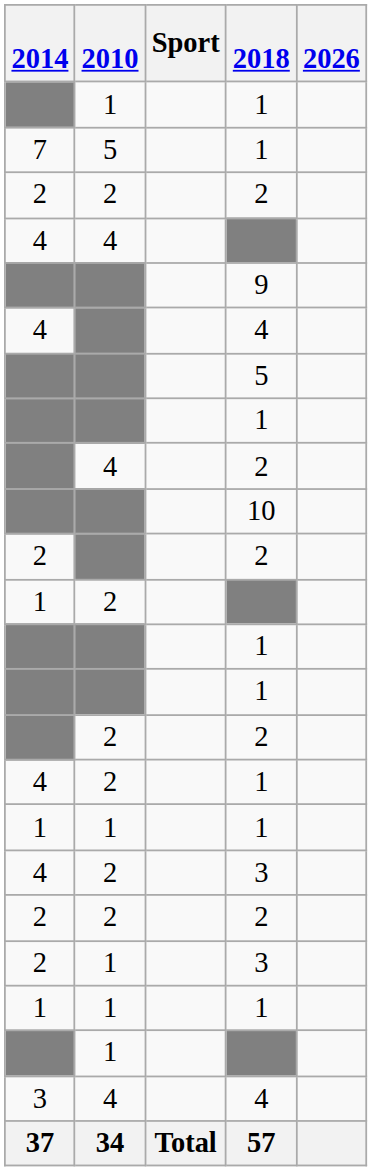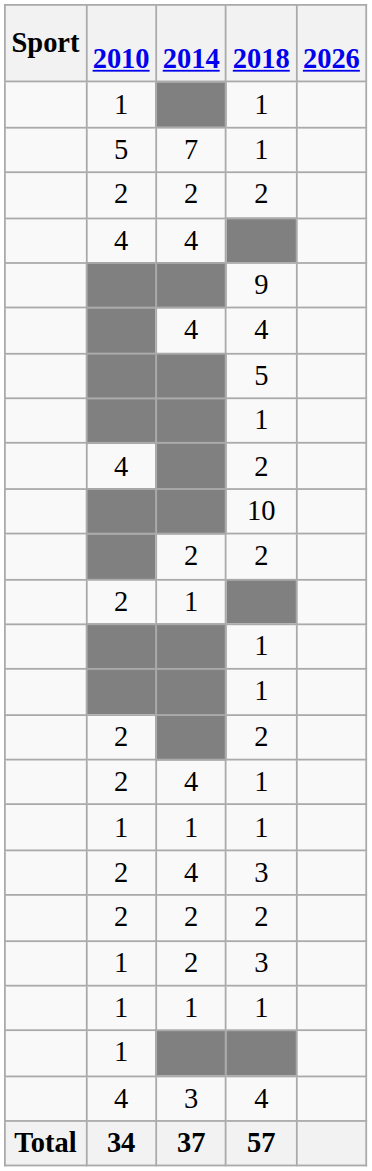columns swapped: (186, 43) <-> (40, 59)
